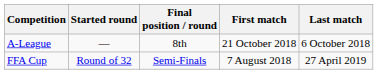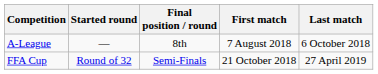(259, 43) 21 October 2018 -> (259, 43) 7 August 2018
(259, 60) 7 August 2018 -> (259, 60) 21 October 2018
